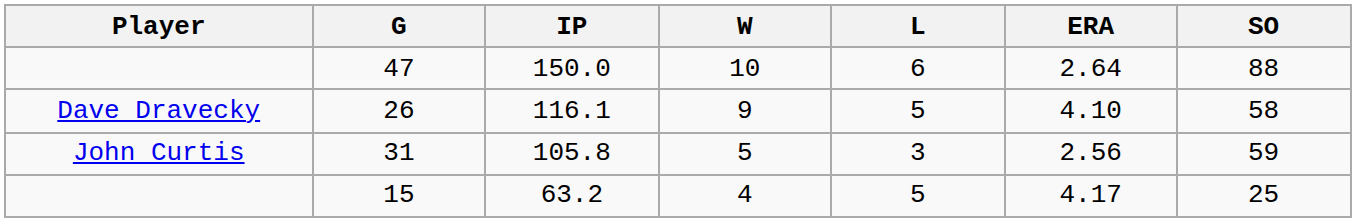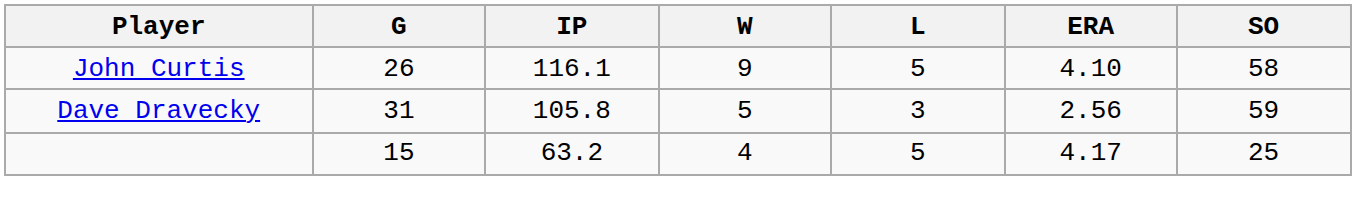- row: (399, 69)
(159, 111) Dave Dravecky -> (159, 69) John Curtis
(159, 153) John Curtis -> (159, 111) Dave Dravecky
